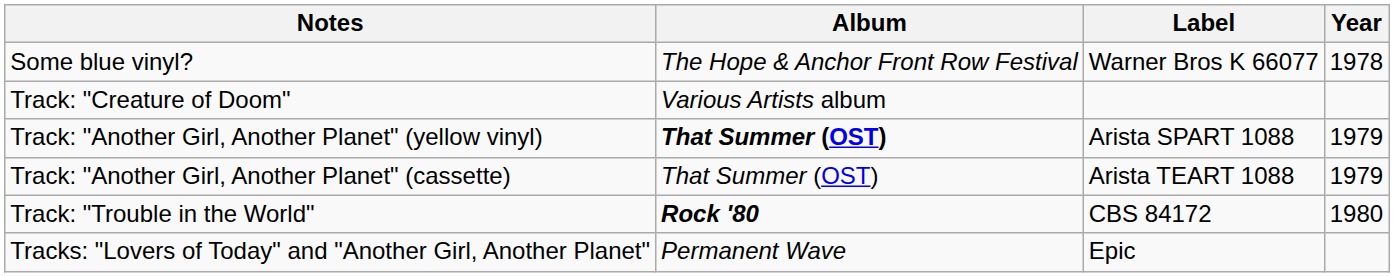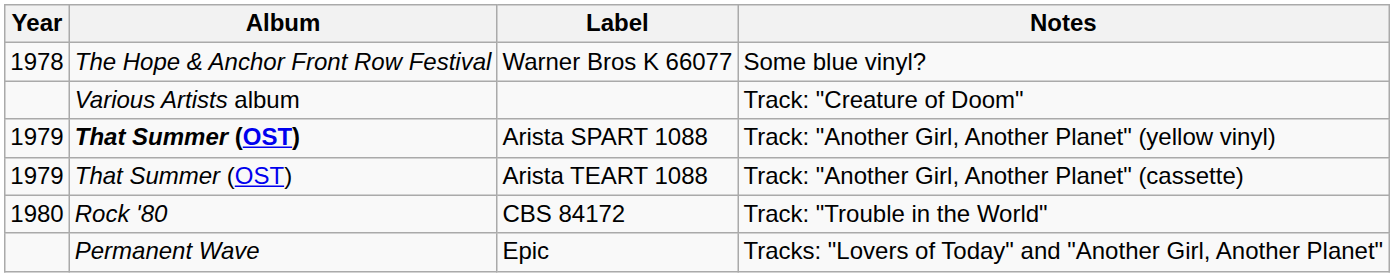columns swapped: (1356, 23) <-> (330, 23)
(710, 213) bold -> (121, 213) normal
